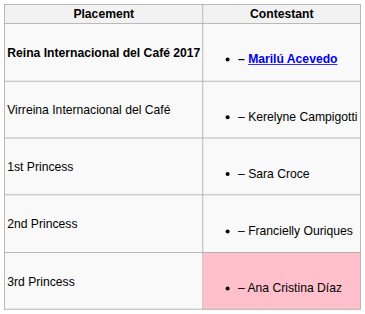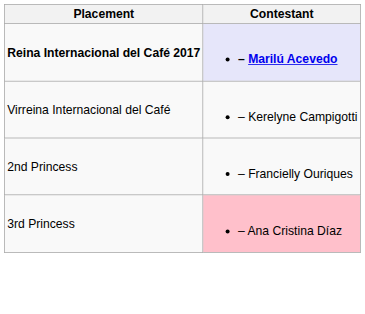(282, 59) no background -> (282, 59) lavender background
- row: (40, 167)
